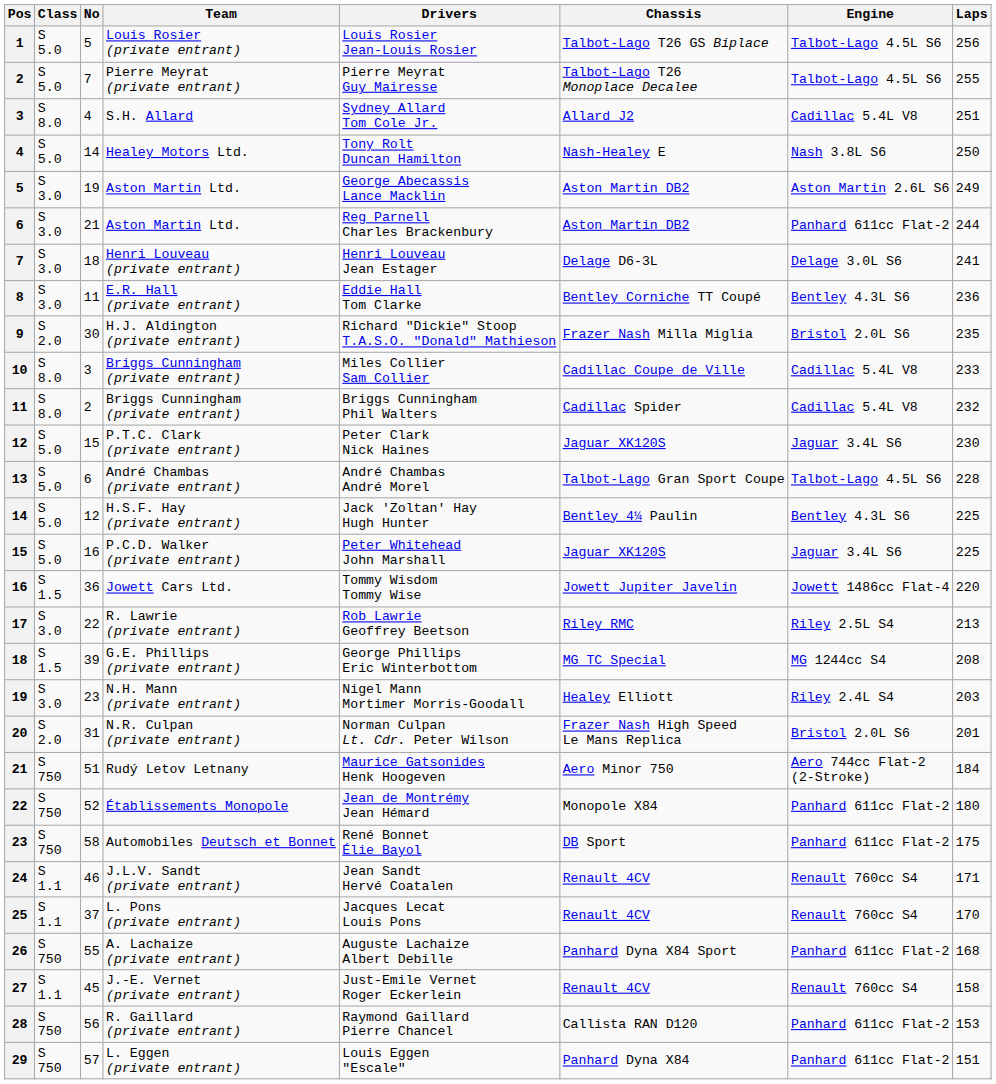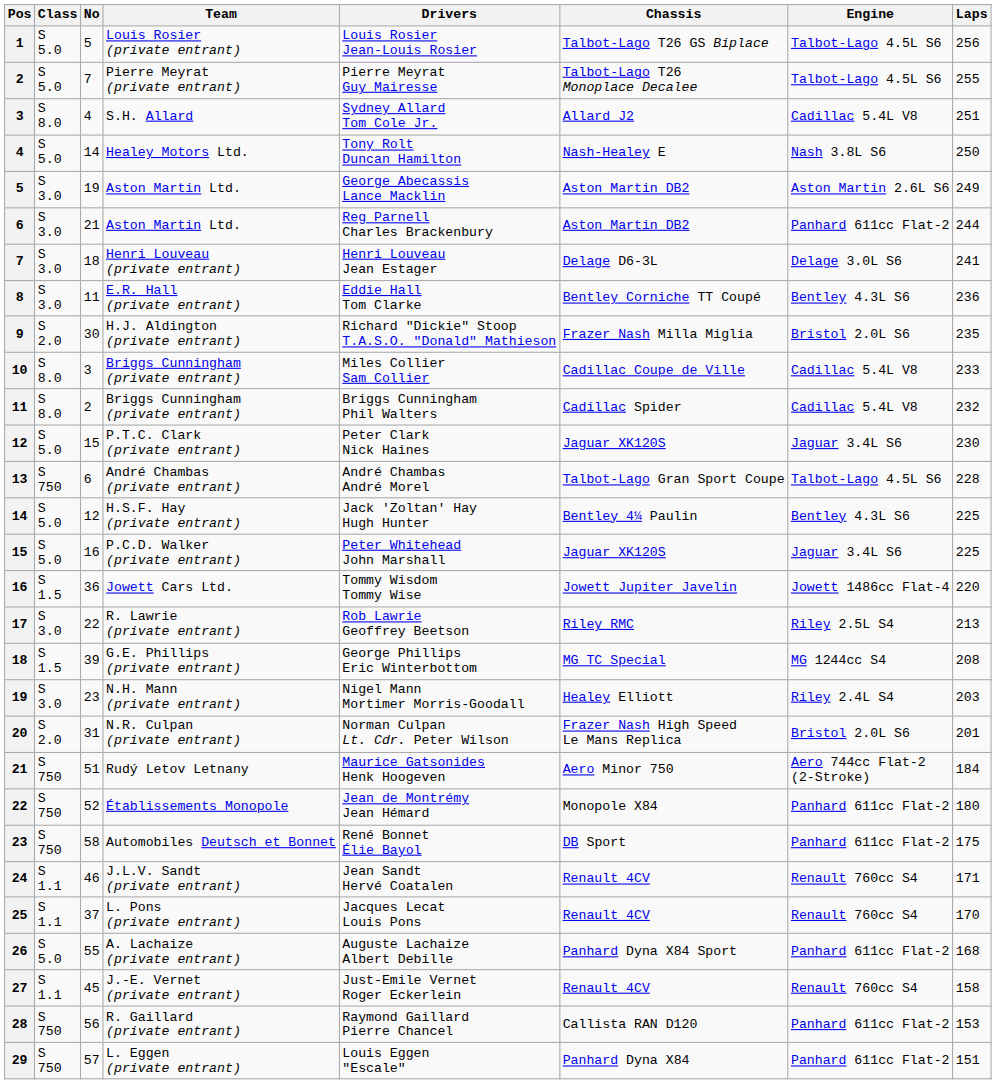(50, 480) S 5.0 -> (50, 480) S 750
(50, 952) S 750 -> (50, 952) S 5.0
